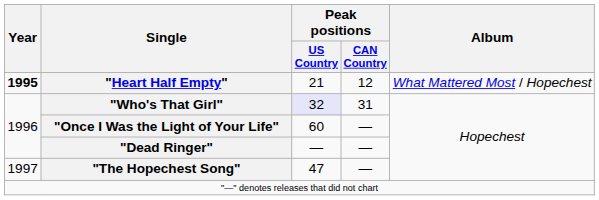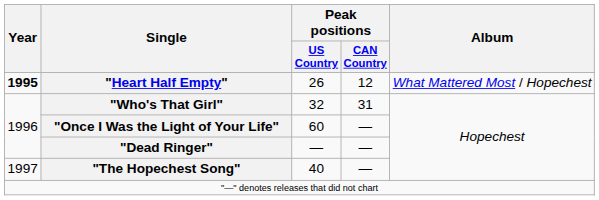(316, 83) 21 -> (316, 83) 26
(316, 104) lavender background -> (316, 104) no background
(316, 169) 47 -> (316, 169) 40
